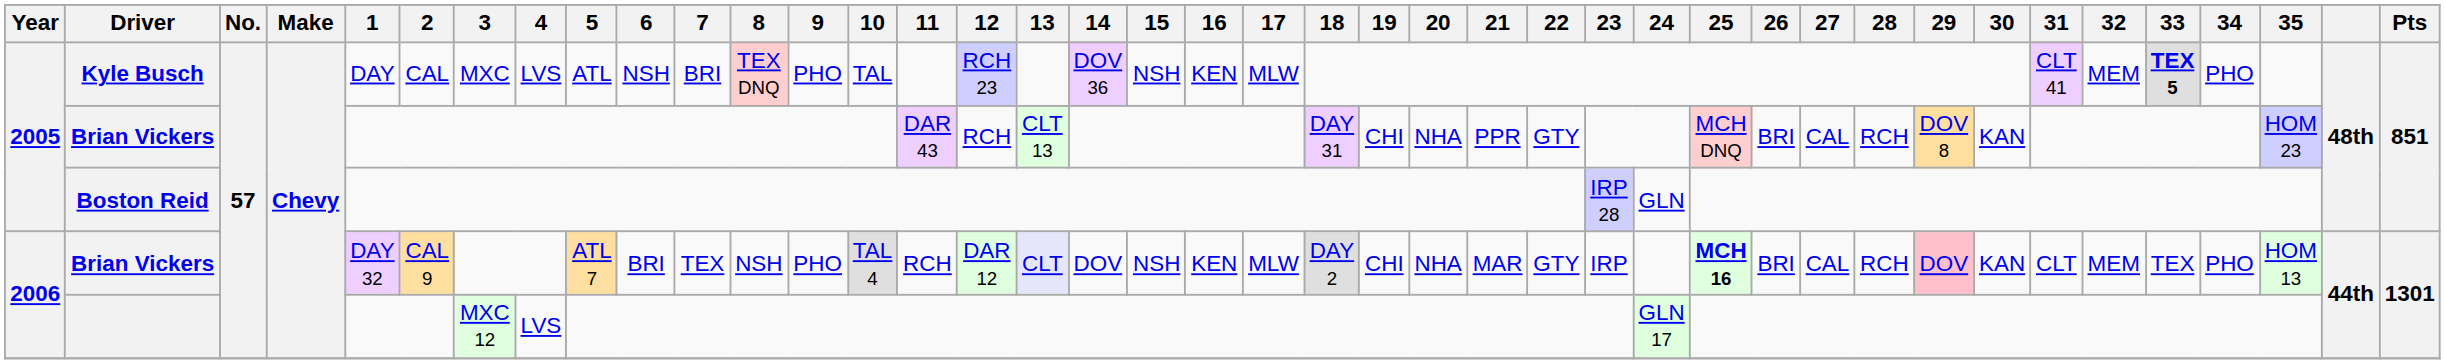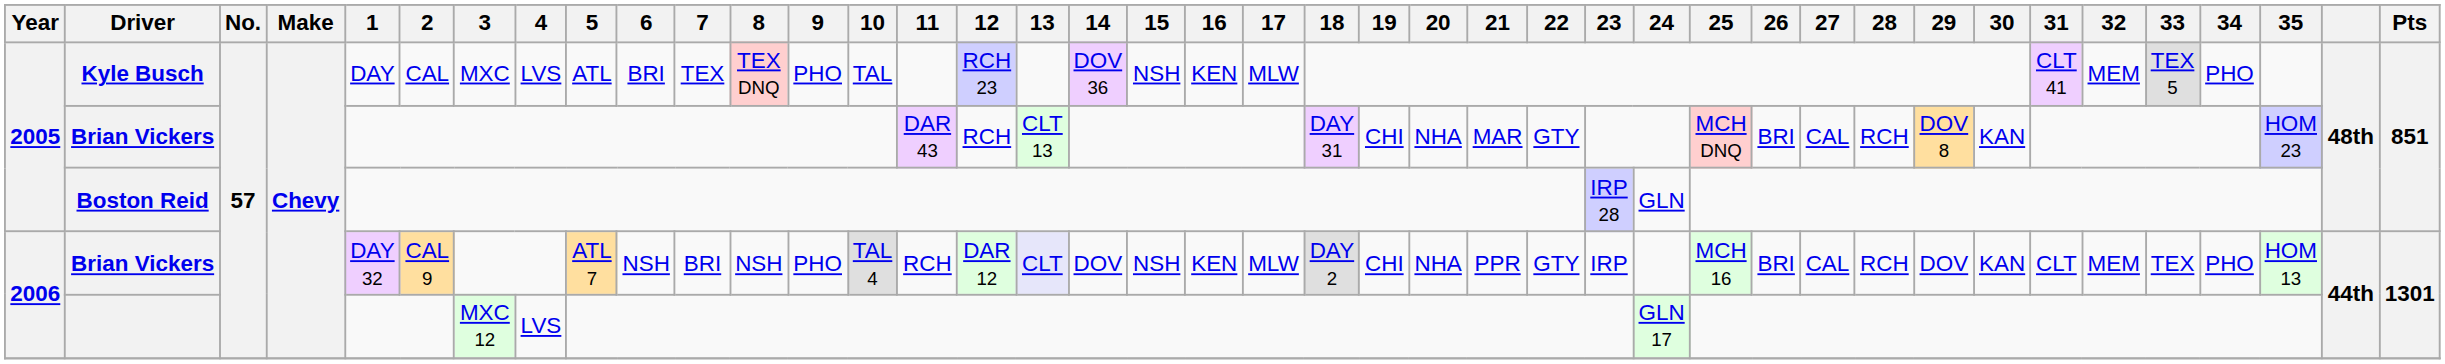(646, 74) NSH -> (646, 74) BRI
(702, 74) BRI -> (703, 74) TEX
(2173, 74) bold -> (2173, 73) normal
(1498, 137) PPR -> (1498, 137) MAR
(646, 263) BRI -> (646, 263) NSH
(703, 263) TEX -> (702, 263) BRI
(1498, 263) MAR -> (1498, 263) PPR
(1721, 263) bold -> (1721, 262) normal
(1944, 263) pink background -> (1944, 263) no background
